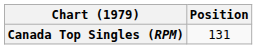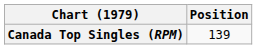(219, 34) 131 -> (219, 34) 139
